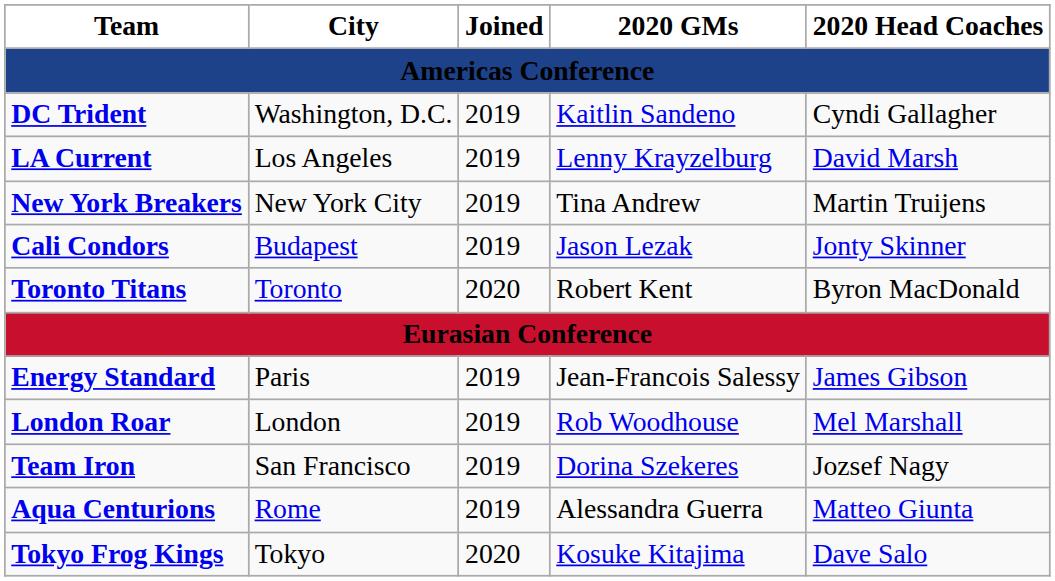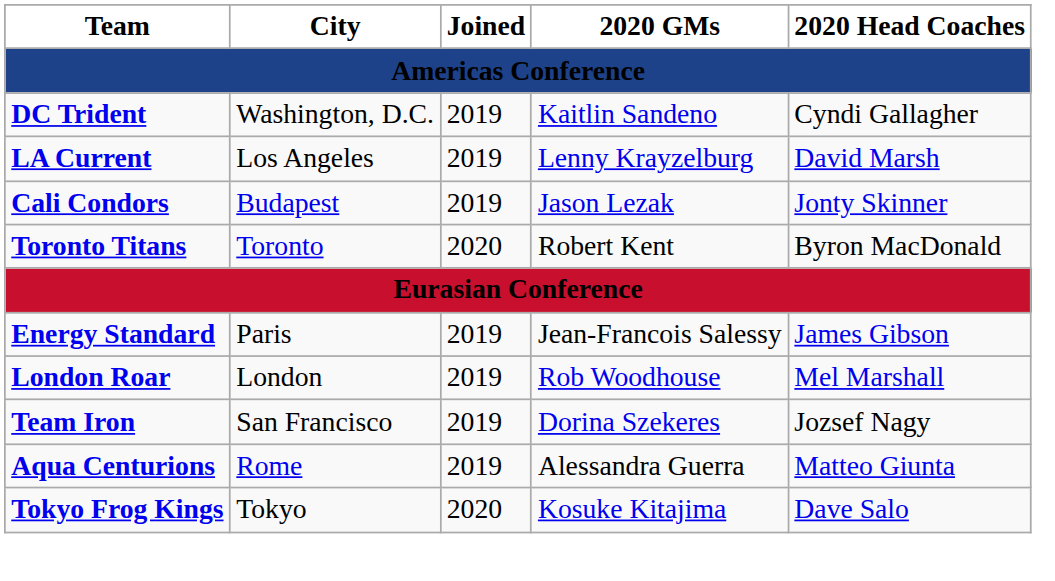- row: (127, 202)
